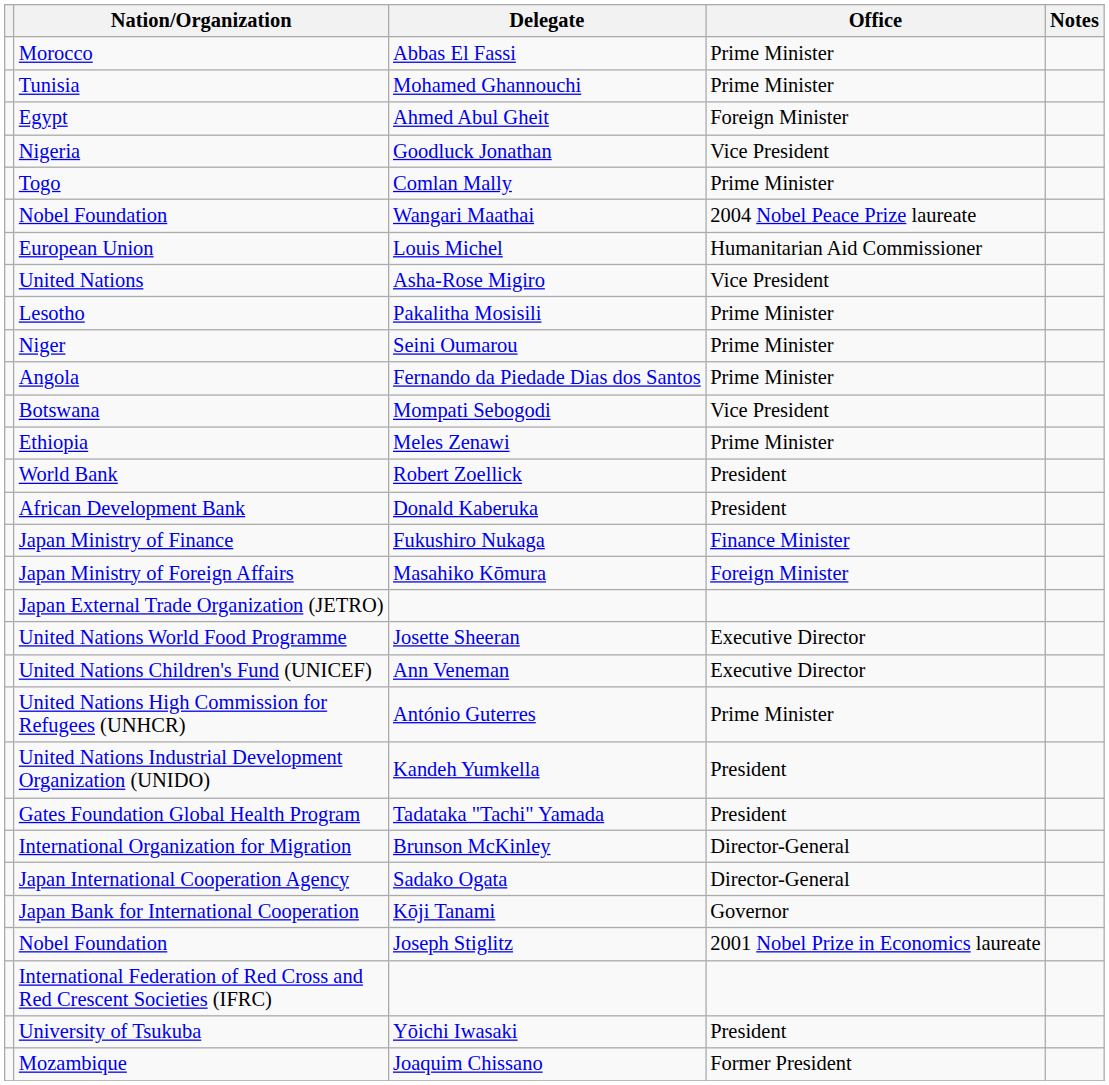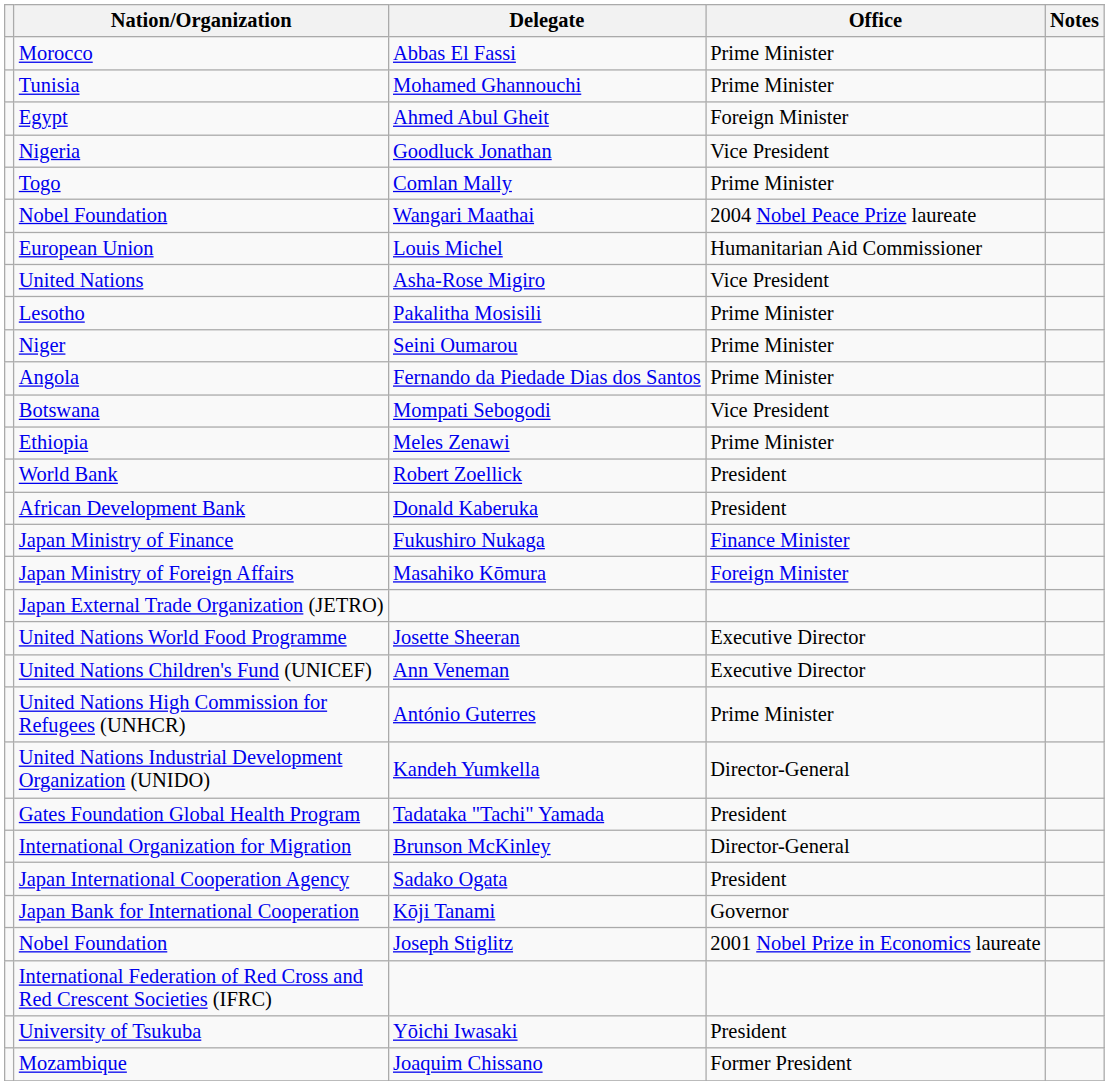(748, 769) President -> (780, 769) Director-General
(780, 878) Director-General -> (748, 878) President
